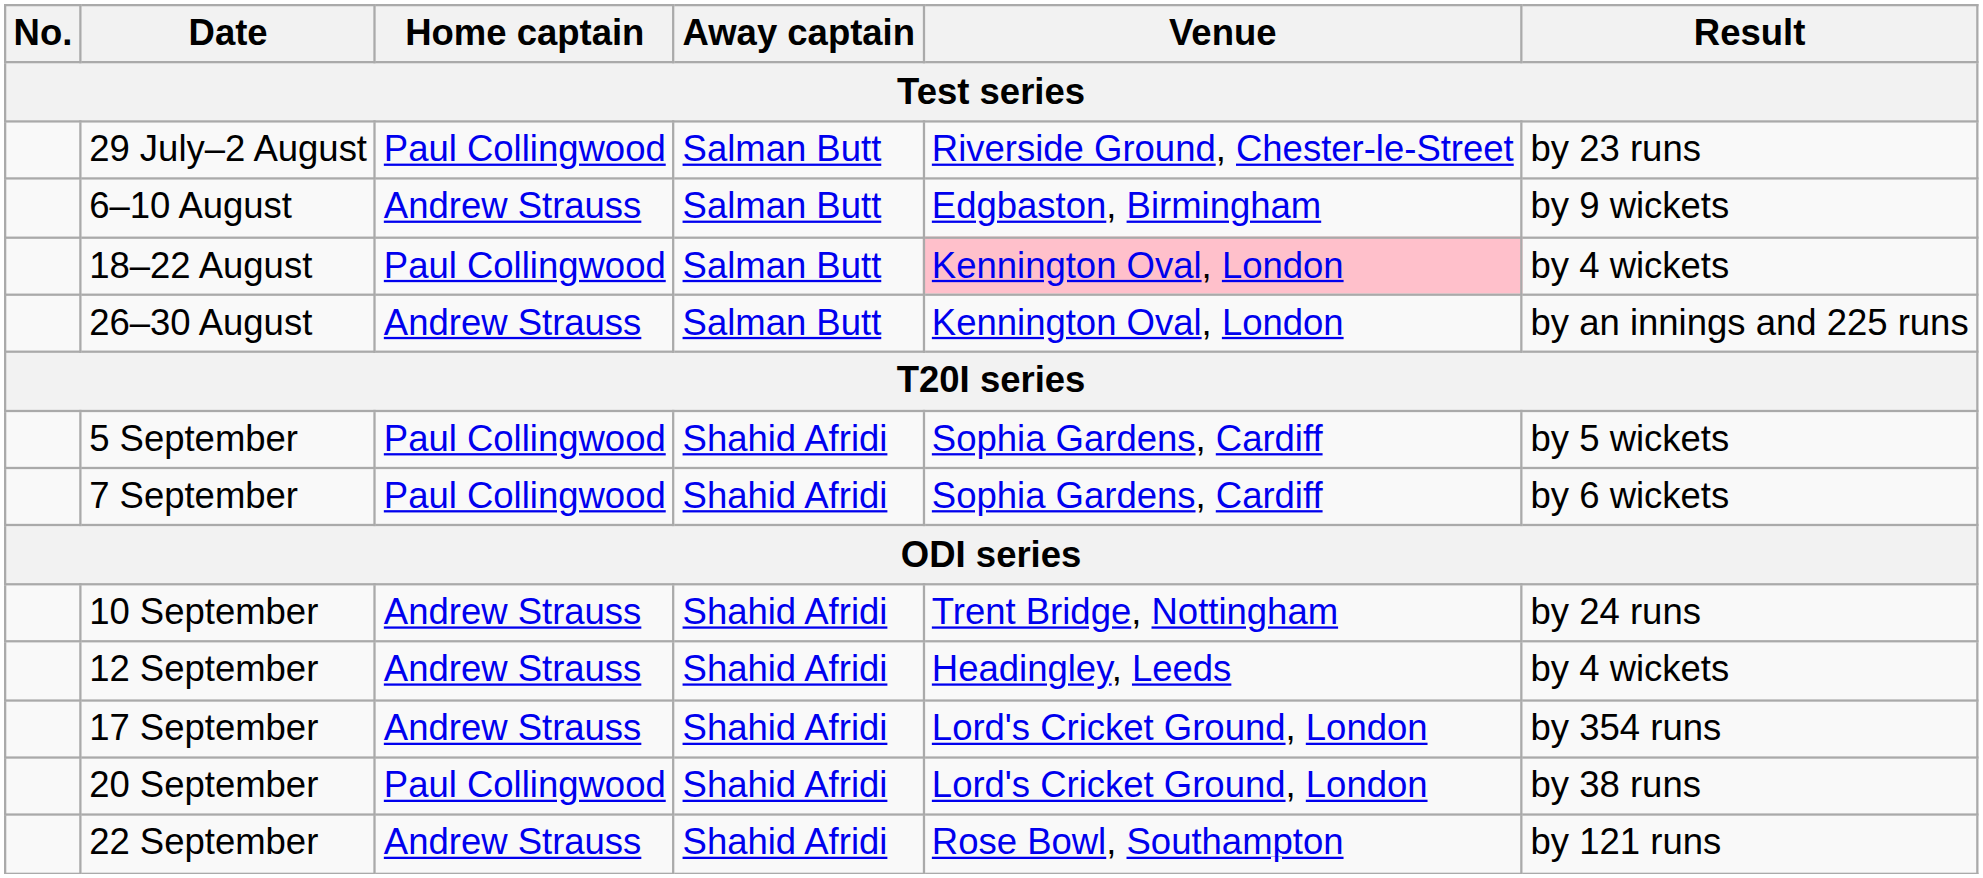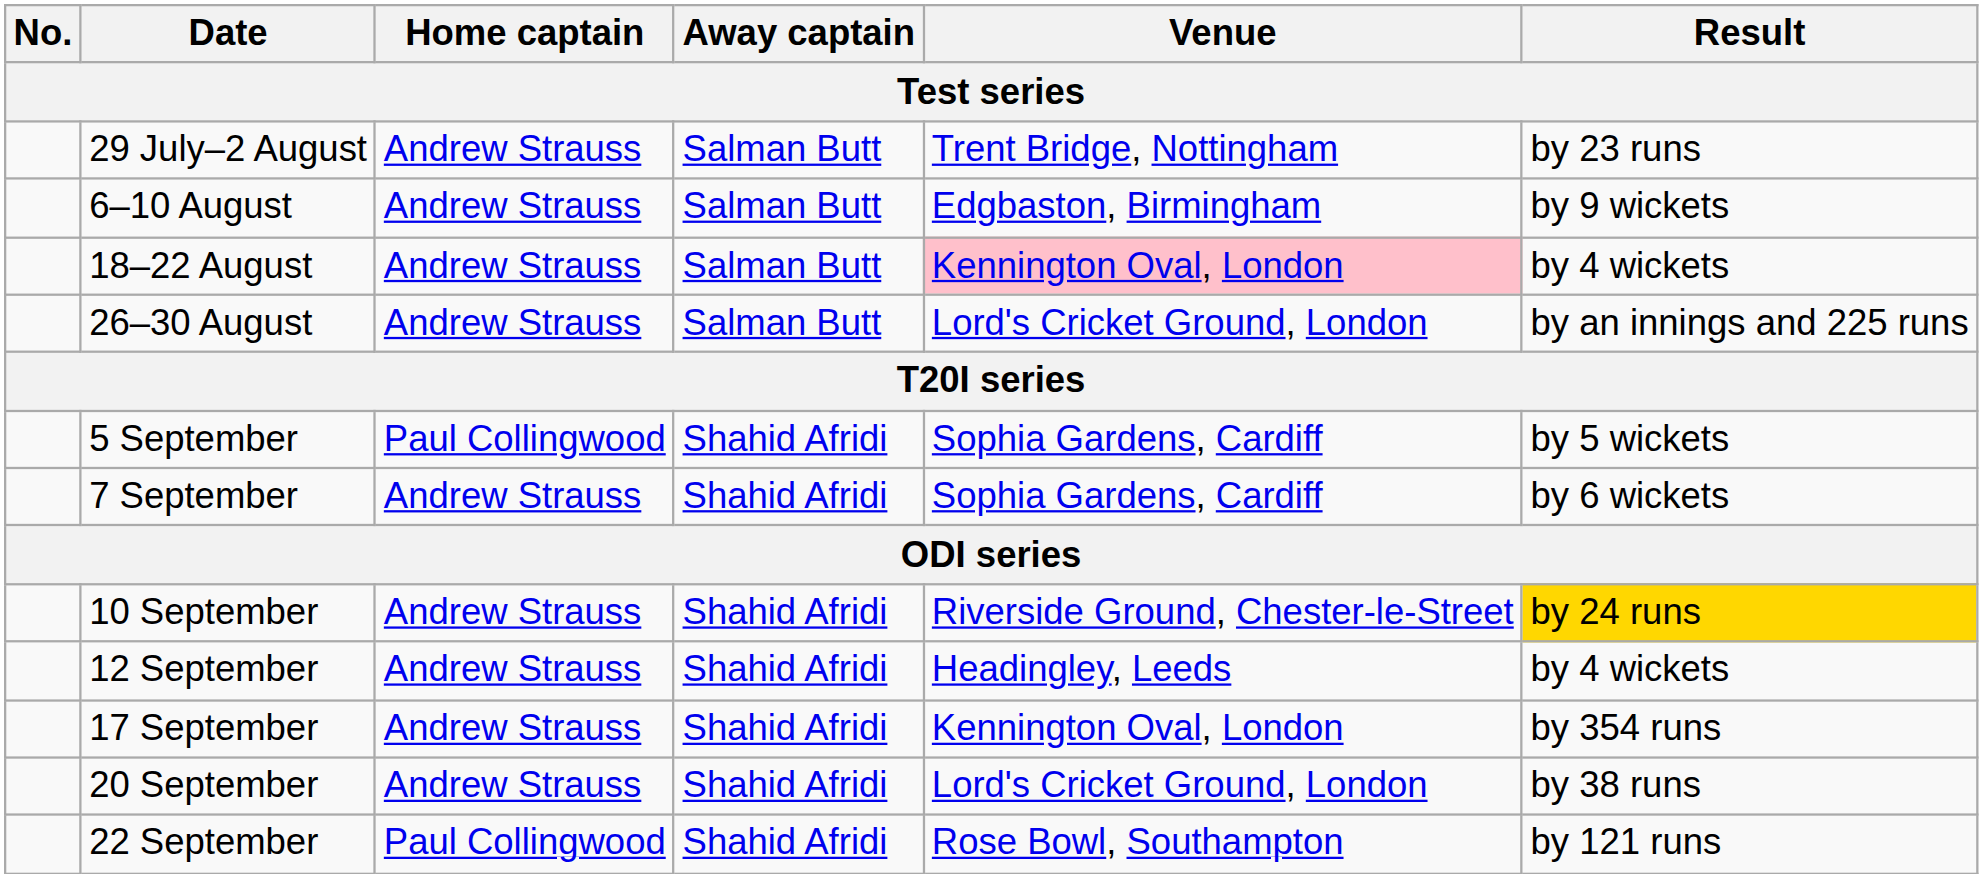(525, 149) Paul Collingwood -> (513, 149) Andrew Strauss
(1223, 149) Riverside Ground, Chester-le-Street -> (1135, 149) Trent Bridge, Nottingham
(525, 264) Paul Collingwood -> (513, 264) Andrew Strauss
(1138, 322) Kennington Oval, London -> (1180, 322) Lord's Cricket Ground, London
(525, 496) Paul Collingwood -> (513, 496) Andrew Strauss
(1135, 611) Trent Bridge, Nottingham -> (1223, 611) Riverside Ground, Chester-le-Street
(1616, 611) no background -> (1616, 611) gold background
(1180, 727) Lord's Cricket Ground, London -> (1138, 727) Kennington Oval, London
(525, 785) Paul Collingwood -> (513, 785) Andrew Strauss
(513, 843) Andrew Strauss -> (525, 843) Paul Collingwood
